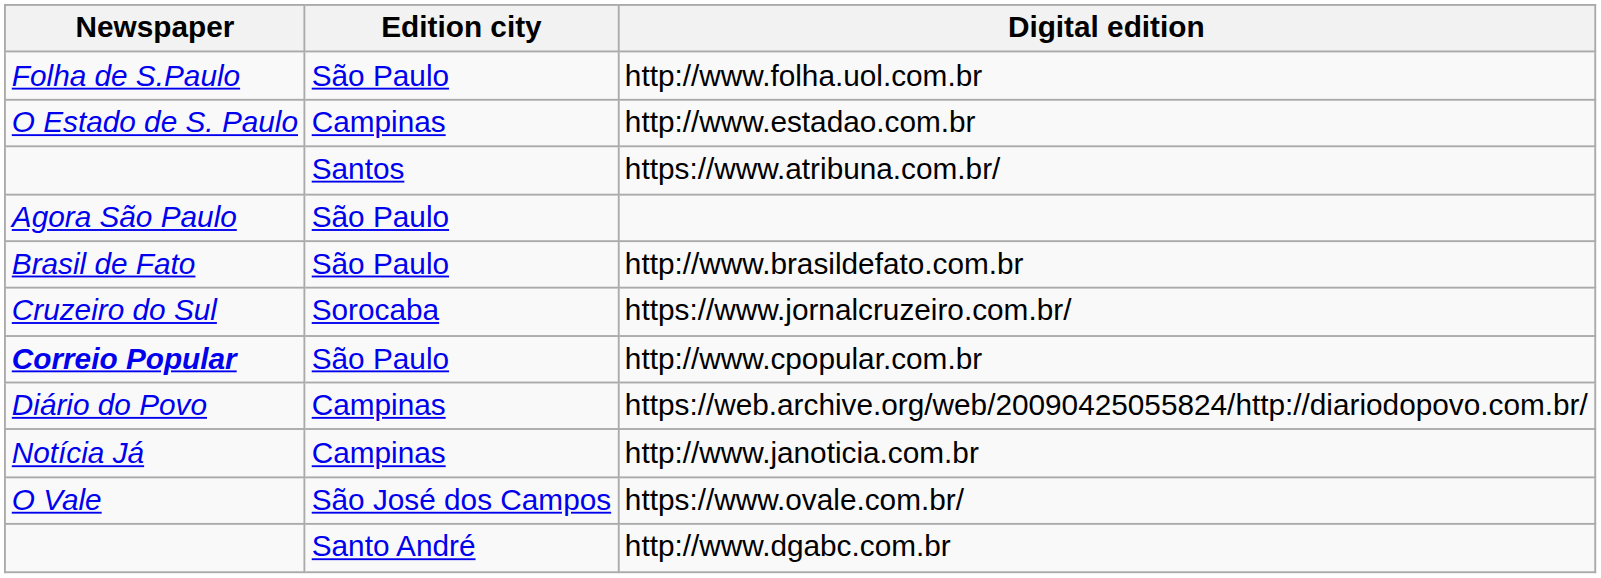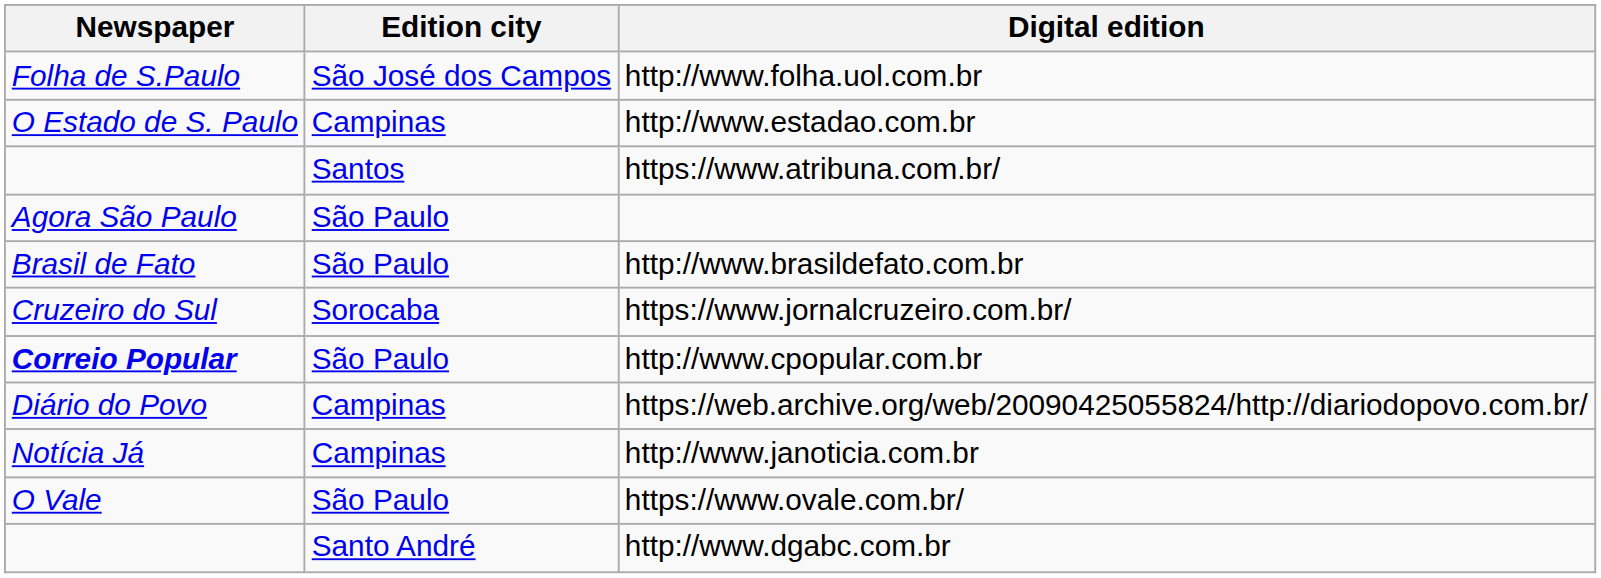(380, 75) São Paulo -> (461, 75) São José dos Campos
(461, 500) São José dos Campos -> (380, 500) São Paulo
